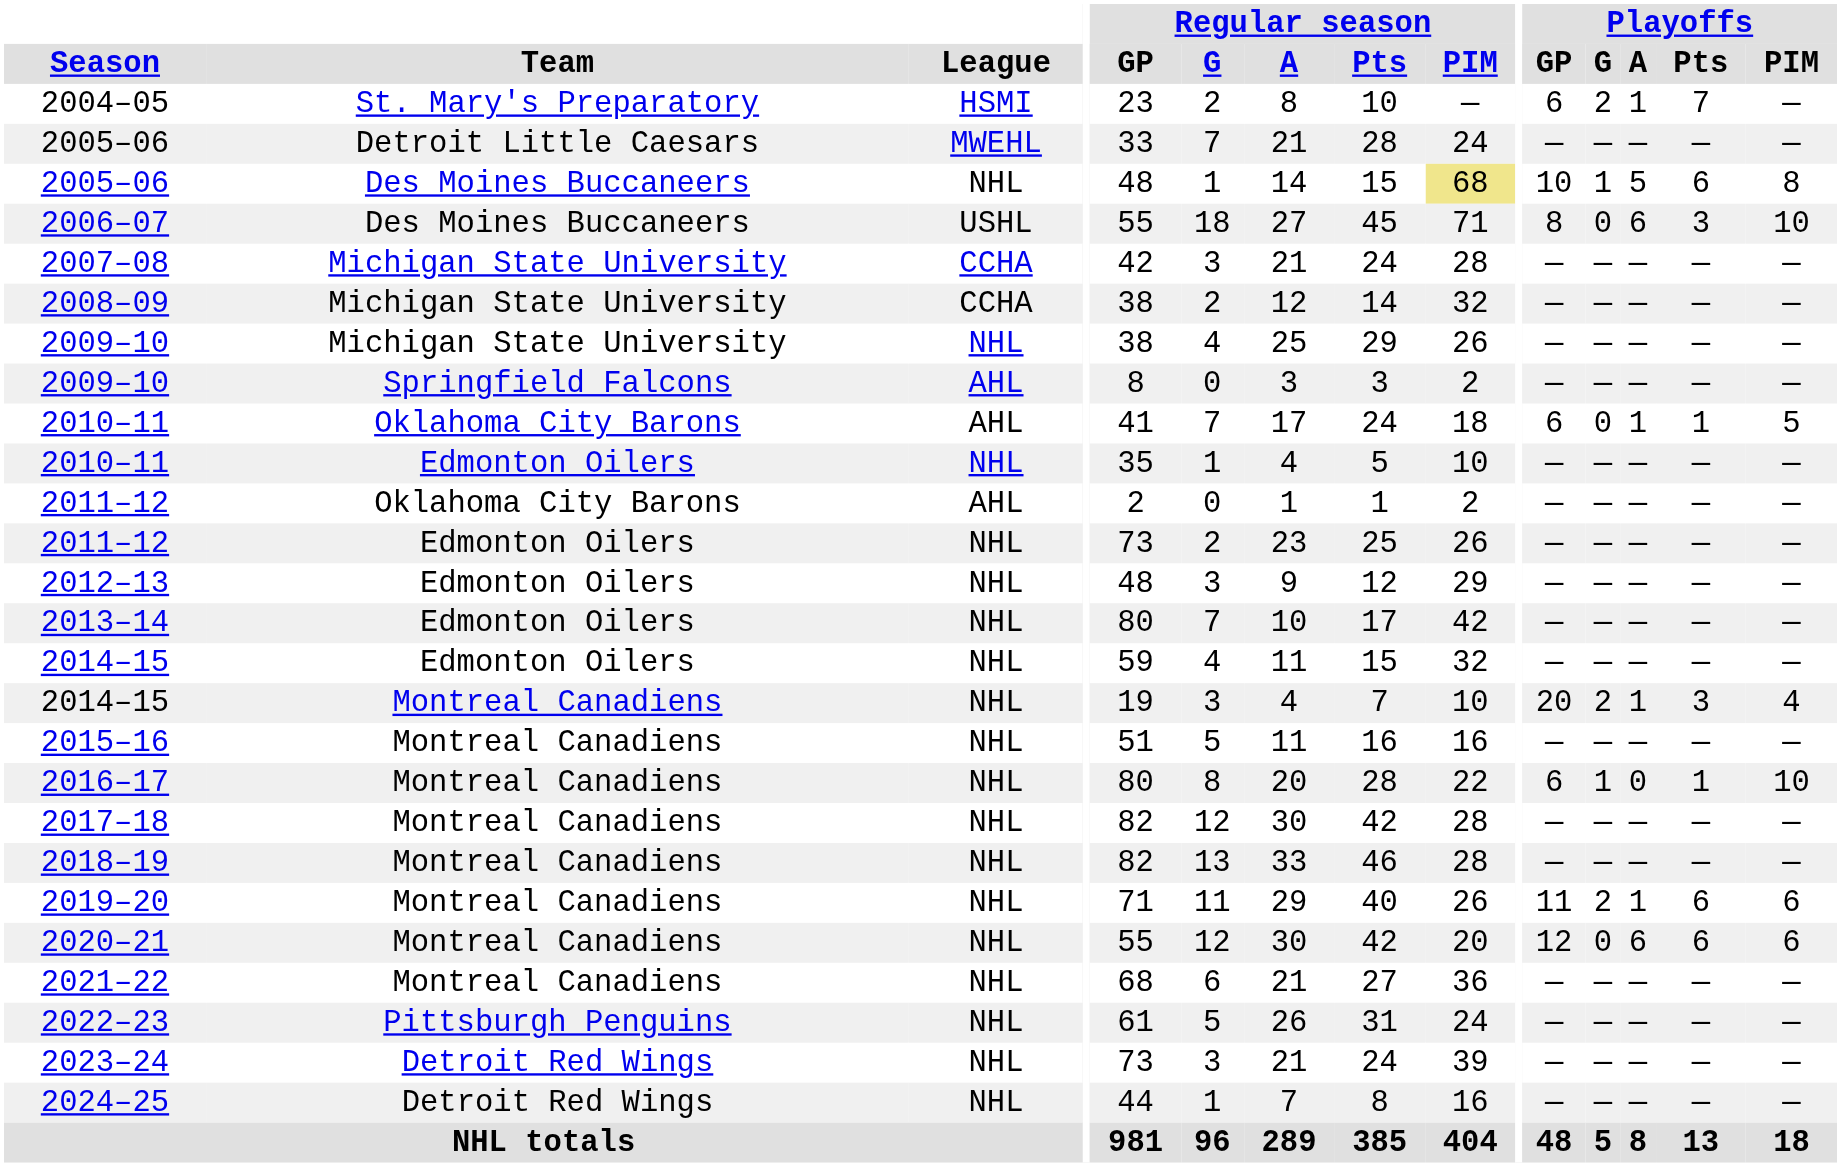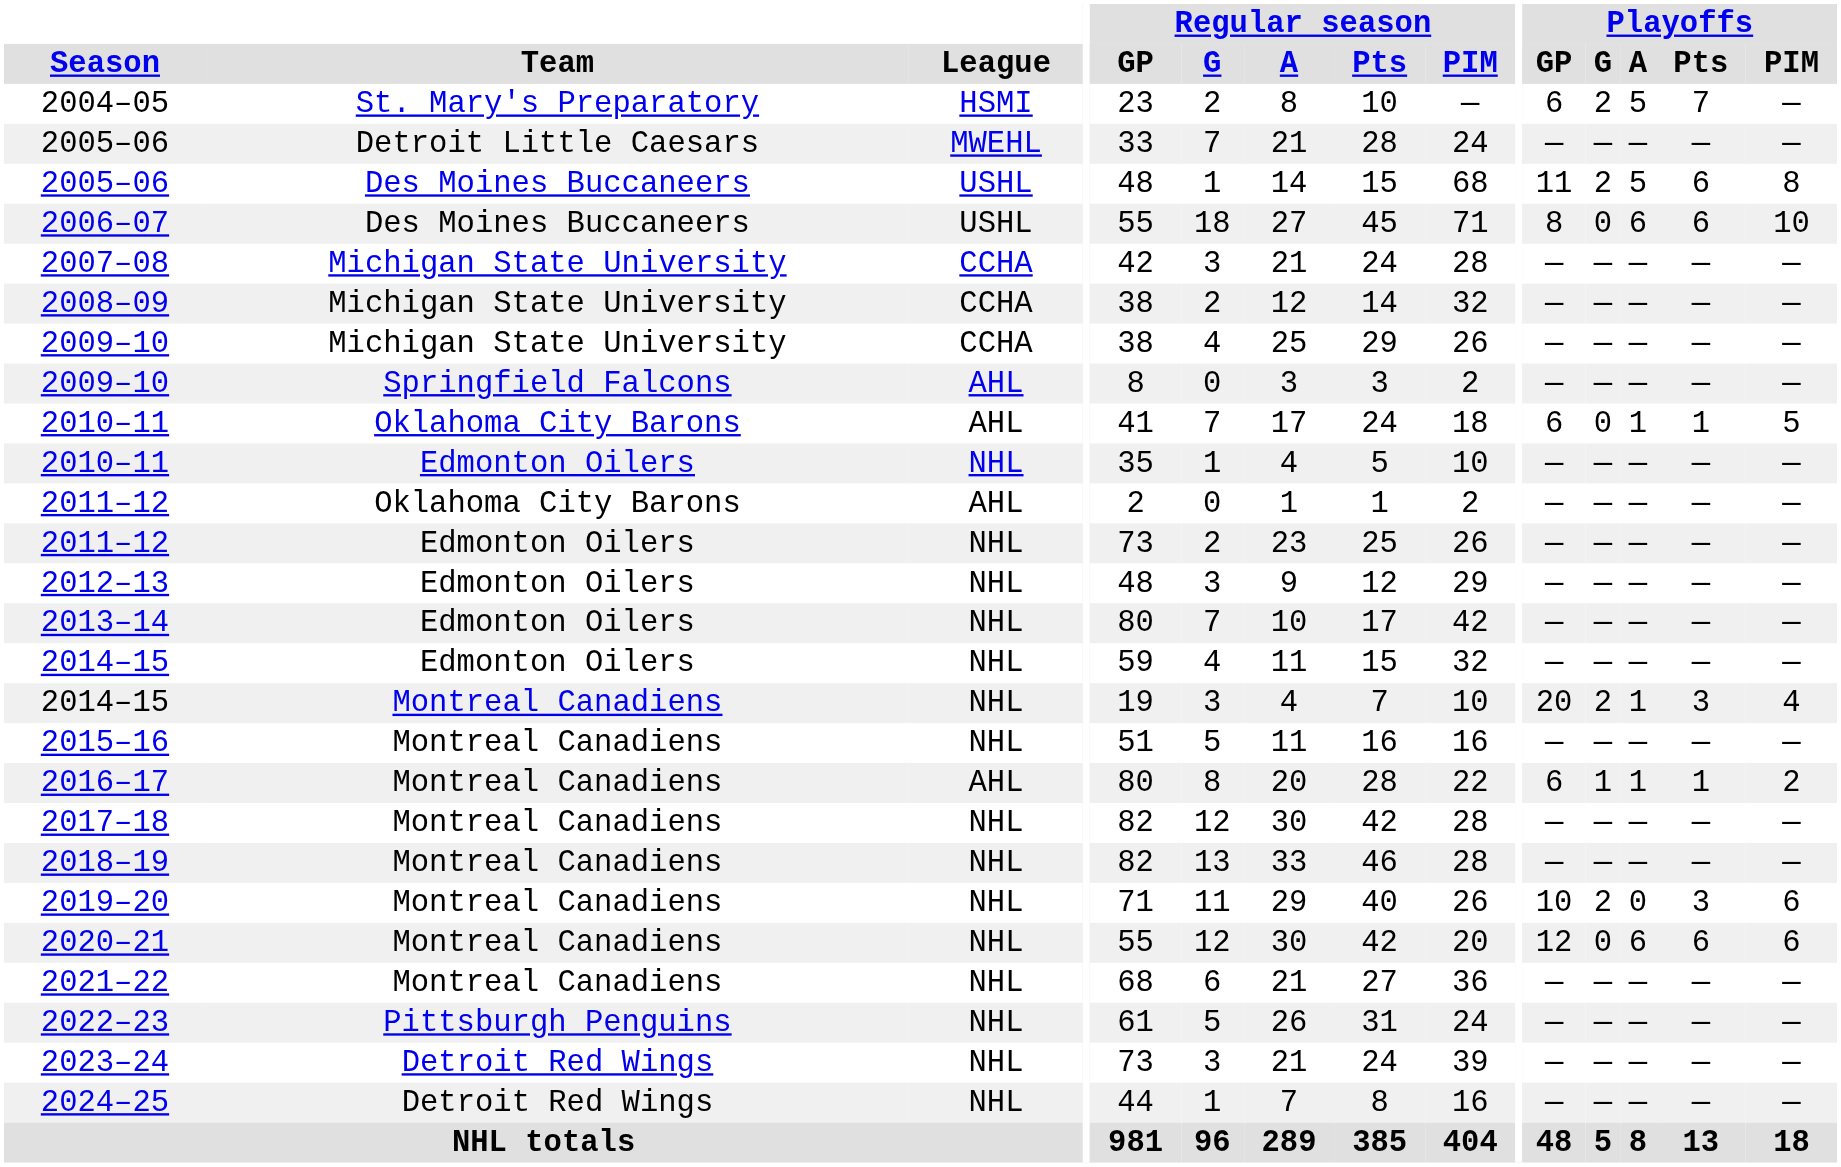(1638, 104) 1 -> (1638, 104) 5
(996, 184) NHL -> (996, 184) USHL
(1470, 184) khaki background -> (1470, 184) no background
(1554, 184) 10 -> (1554, 184) 11
(1603, 184) 1 -> (1603, 184) 2
(1701, 224) 3 -> (1701, 224) 6
(996, 344) NHL -> (996, 344) CCHA
(996, 783) NHL -> (996, 783) AHL
(1638, 783) 0 -> (1638, 783) 1
(1792, 783) 10 -> (1792, 783) 2
(1554, 903) 11 -> (1554, 903) 10
(1638, 903) 1 -> (1638, 903) 0
(1701, 903) 6 -> (1701, 903) 3
